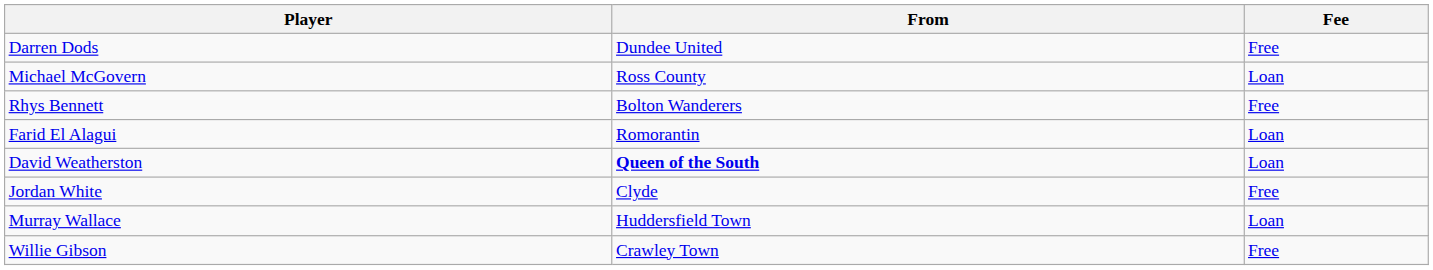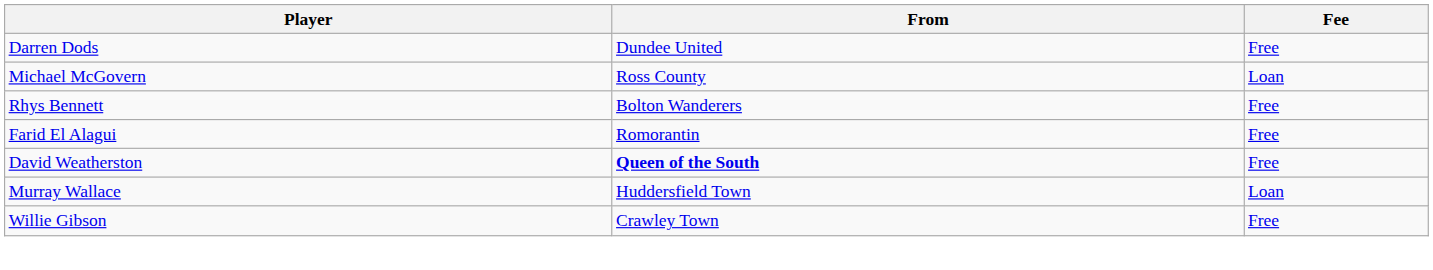(1266, 134) Loan -> (1264, 134) Free
(1266, 163) Loan -> (1264, 163) Free
- row: (55, 192)
